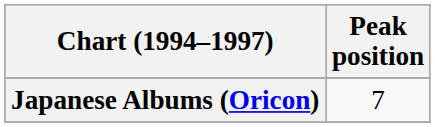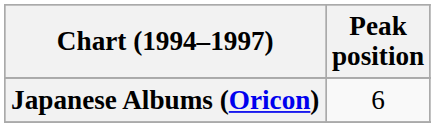(378, 99) 7 -> (378, 99) 6
